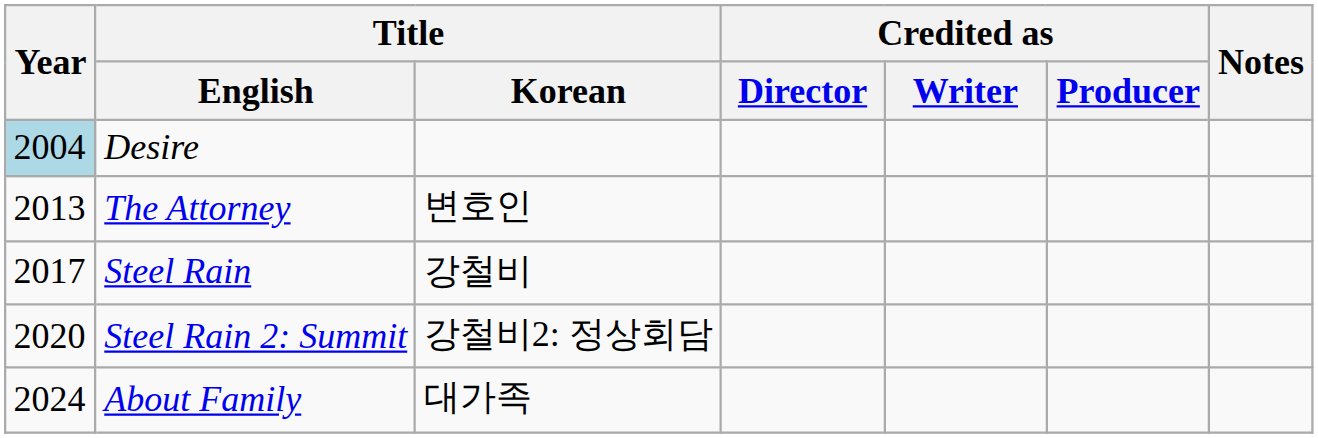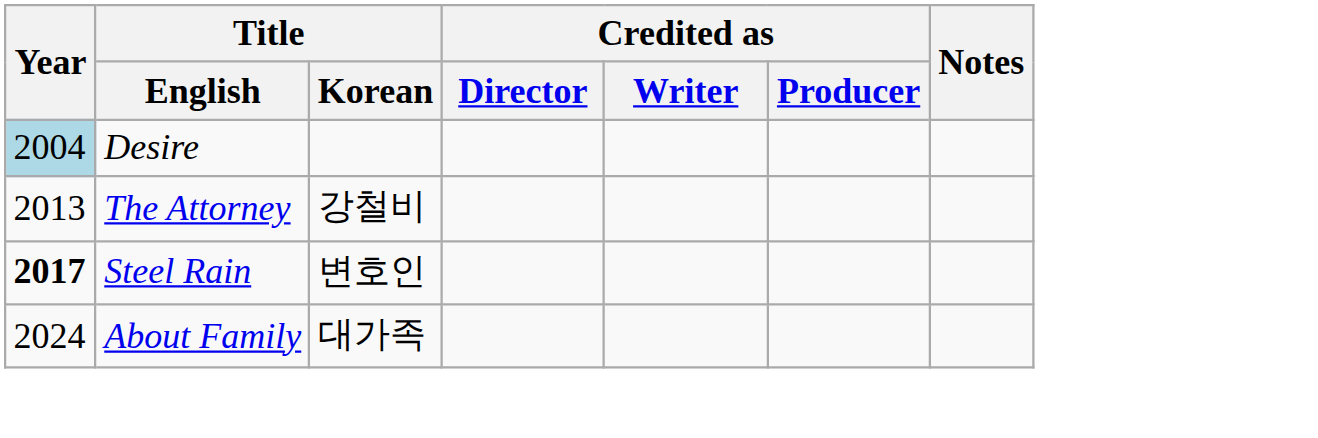(478, 206) 변호인 -> (372, 206) 강철비
(49, 271) normal -> (49, 271) bold
(478, 270) 강철비 -> (372, 270) 변호인
- row: (256, 335)
